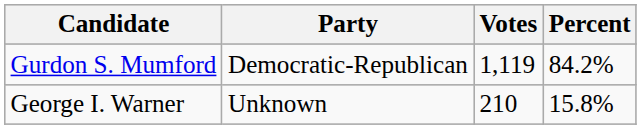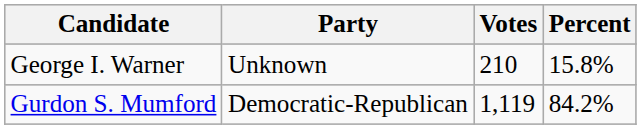rows swapped: (113, 64) <-> (97, 104)
